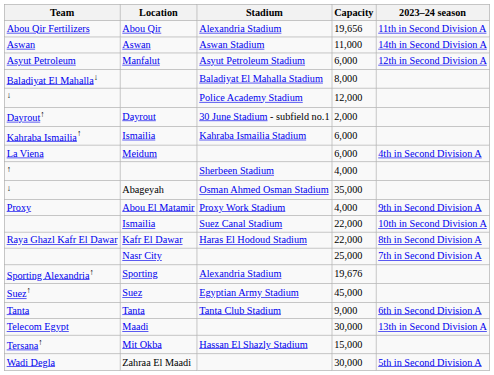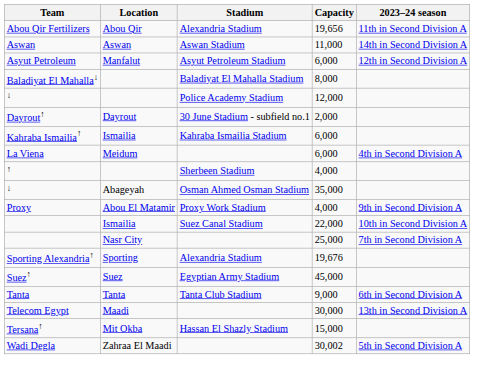- row: (62, 240)
(348, 362) 30,000 -> (329, 346) 30,002
